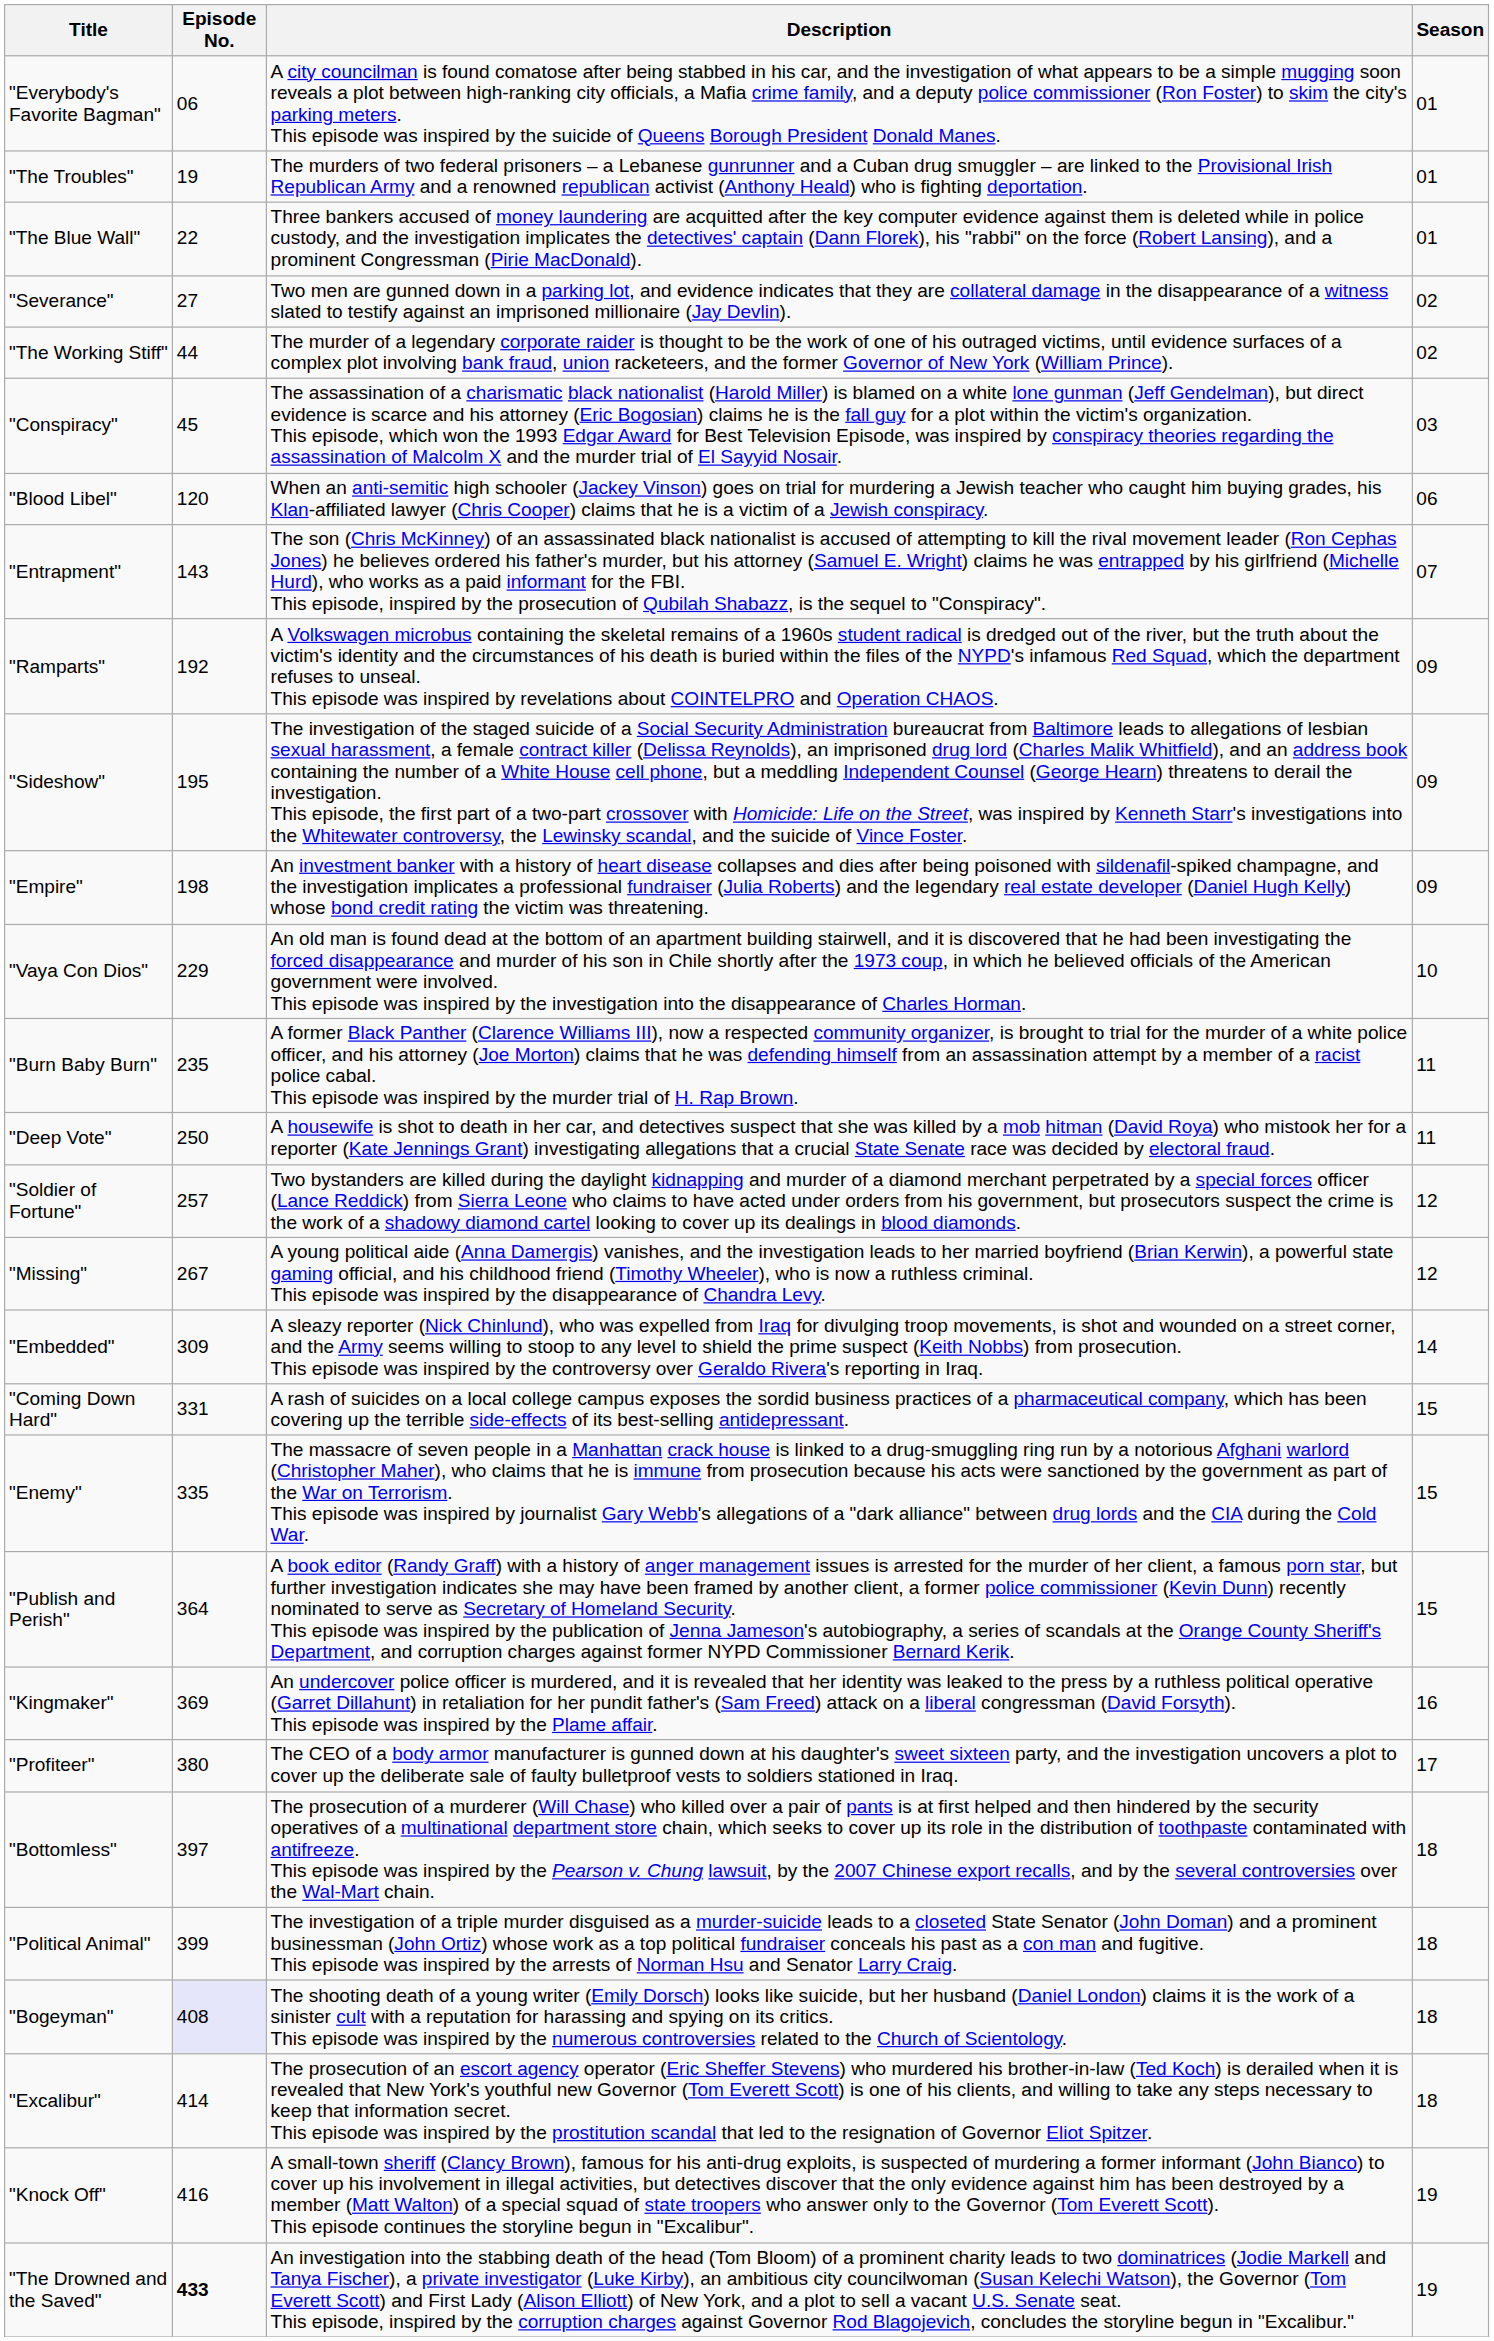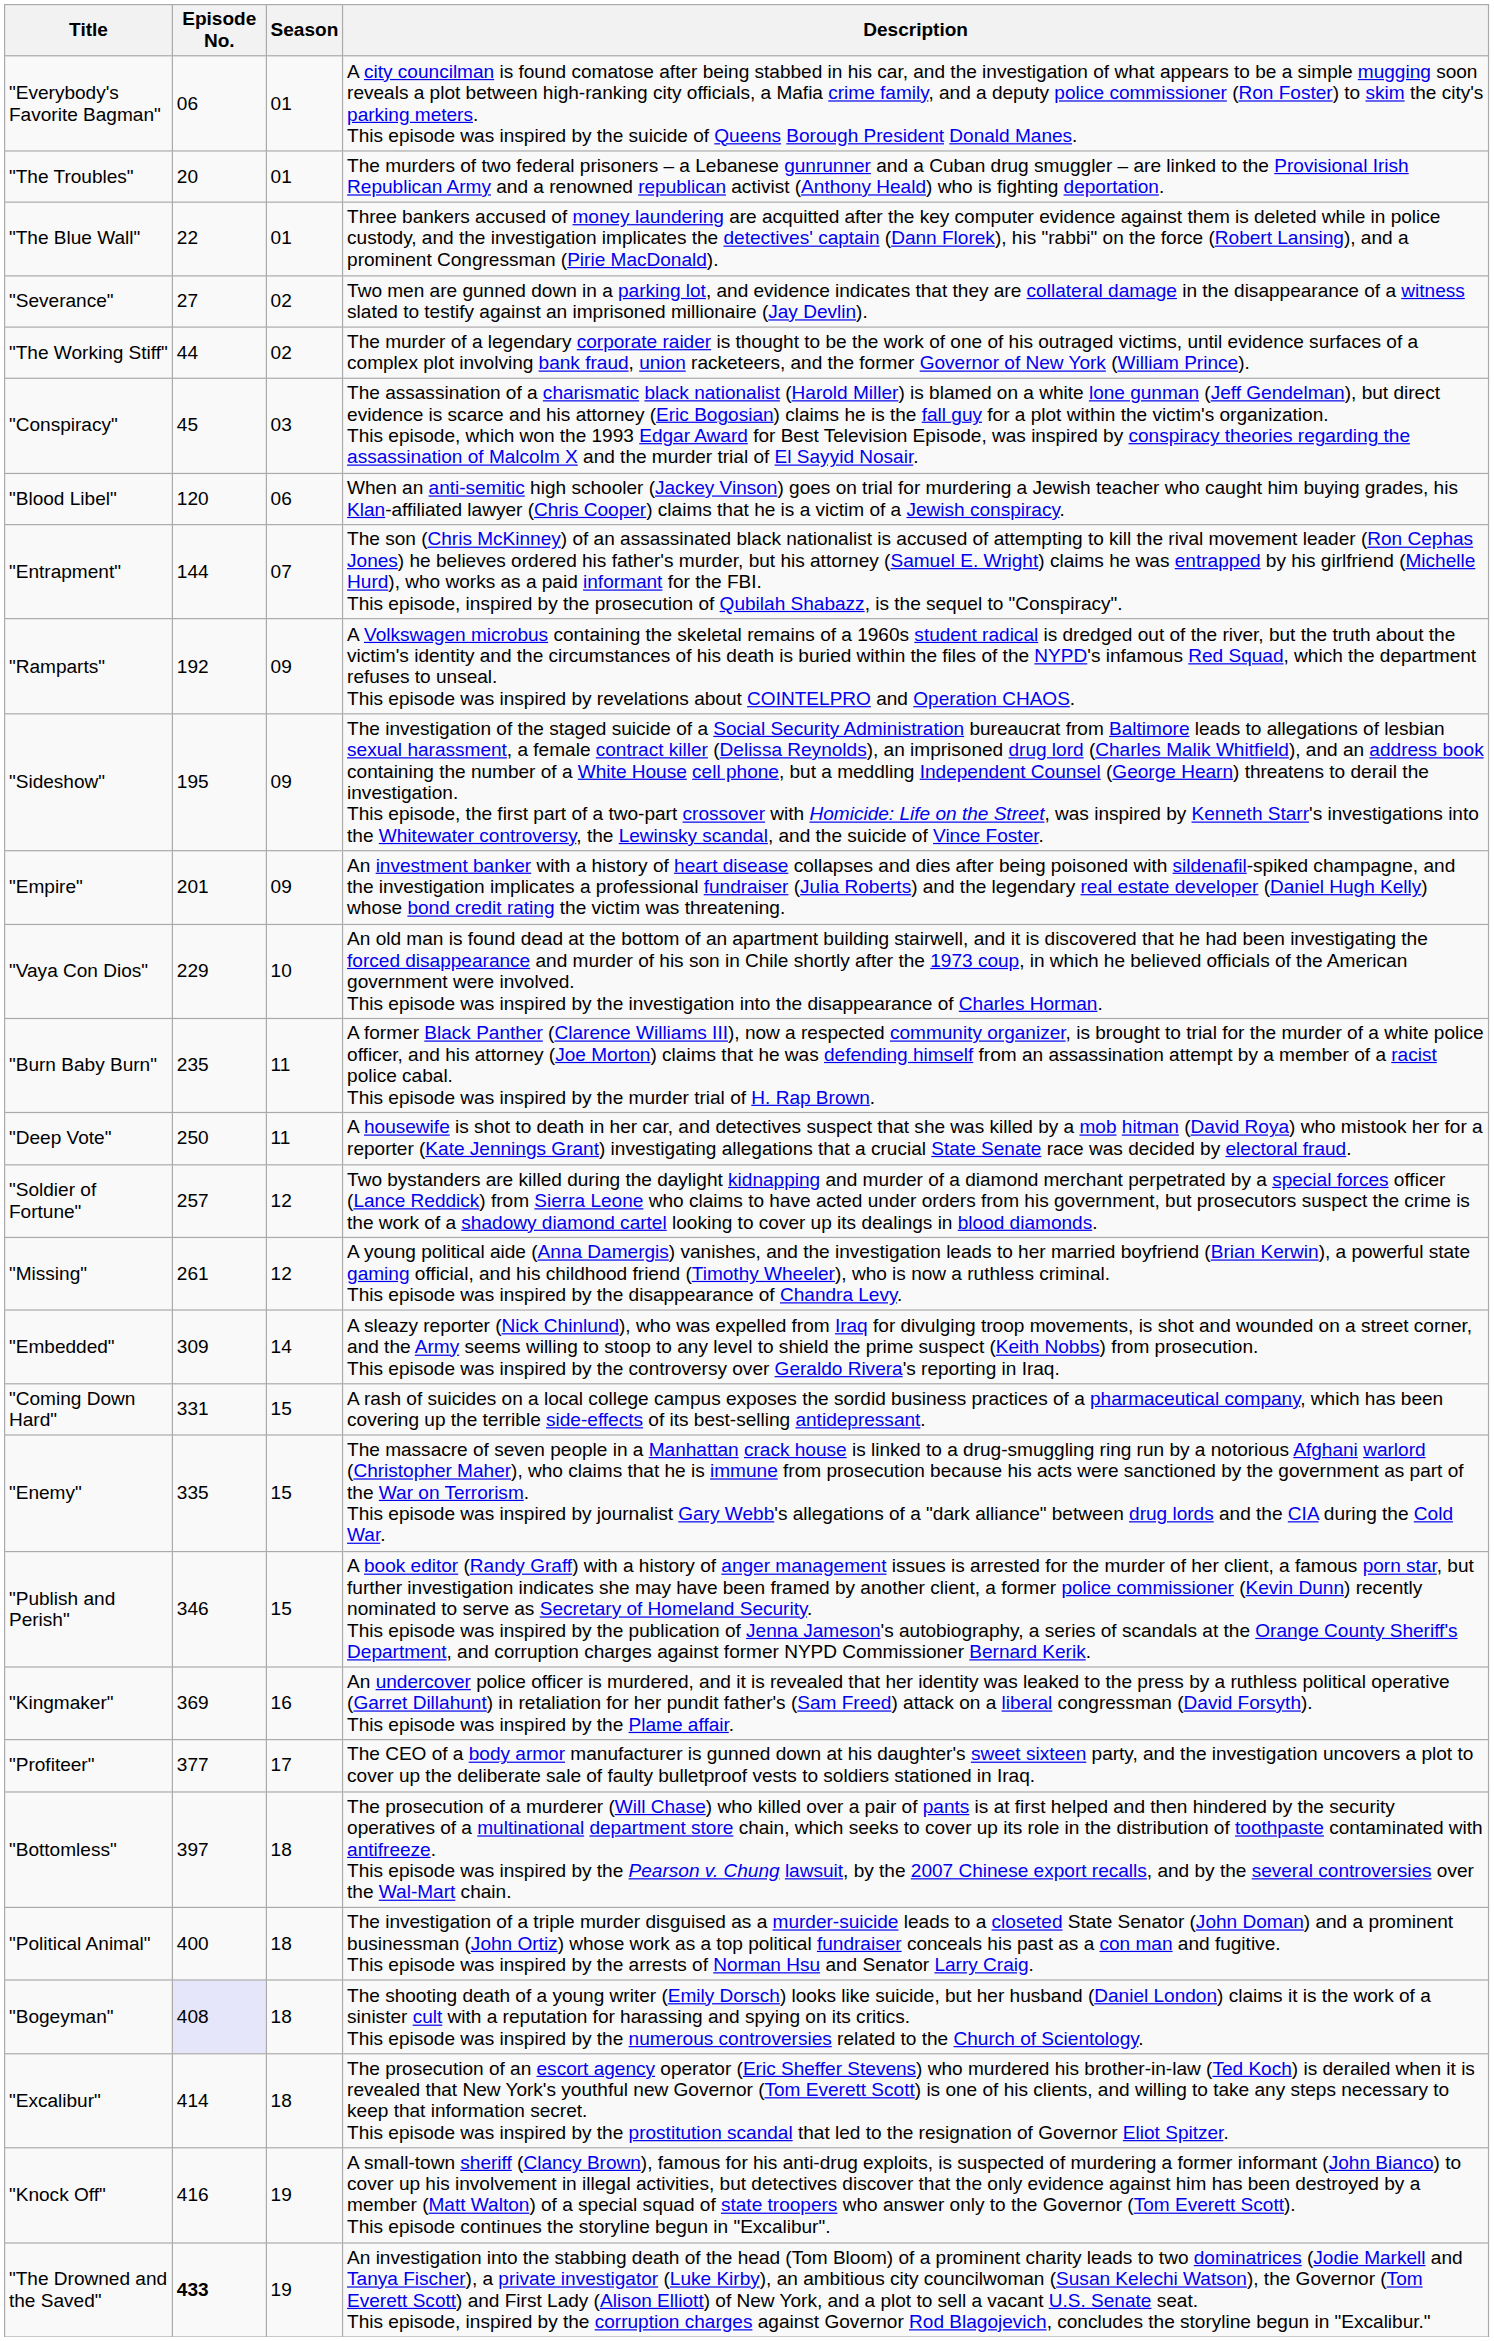columns swapped: (1450, 30) <-> (839, 30)
(187, 176) 19 -> (187, 176) 20
(193, 571) 143 -> (193, 571) 144
(193, 887) 198 -> (193, 887) 201
(193, 1273) 267 -> (193, 1273) 261
(193, 1608) 364 -> (193, 1608) 346
(193, 1765) 380 -> (193, 1765) 377
(193, 1943) 399 -> (193, 1943) 400
